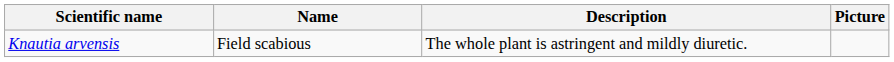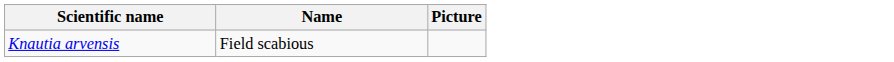- column: (626, 17)
